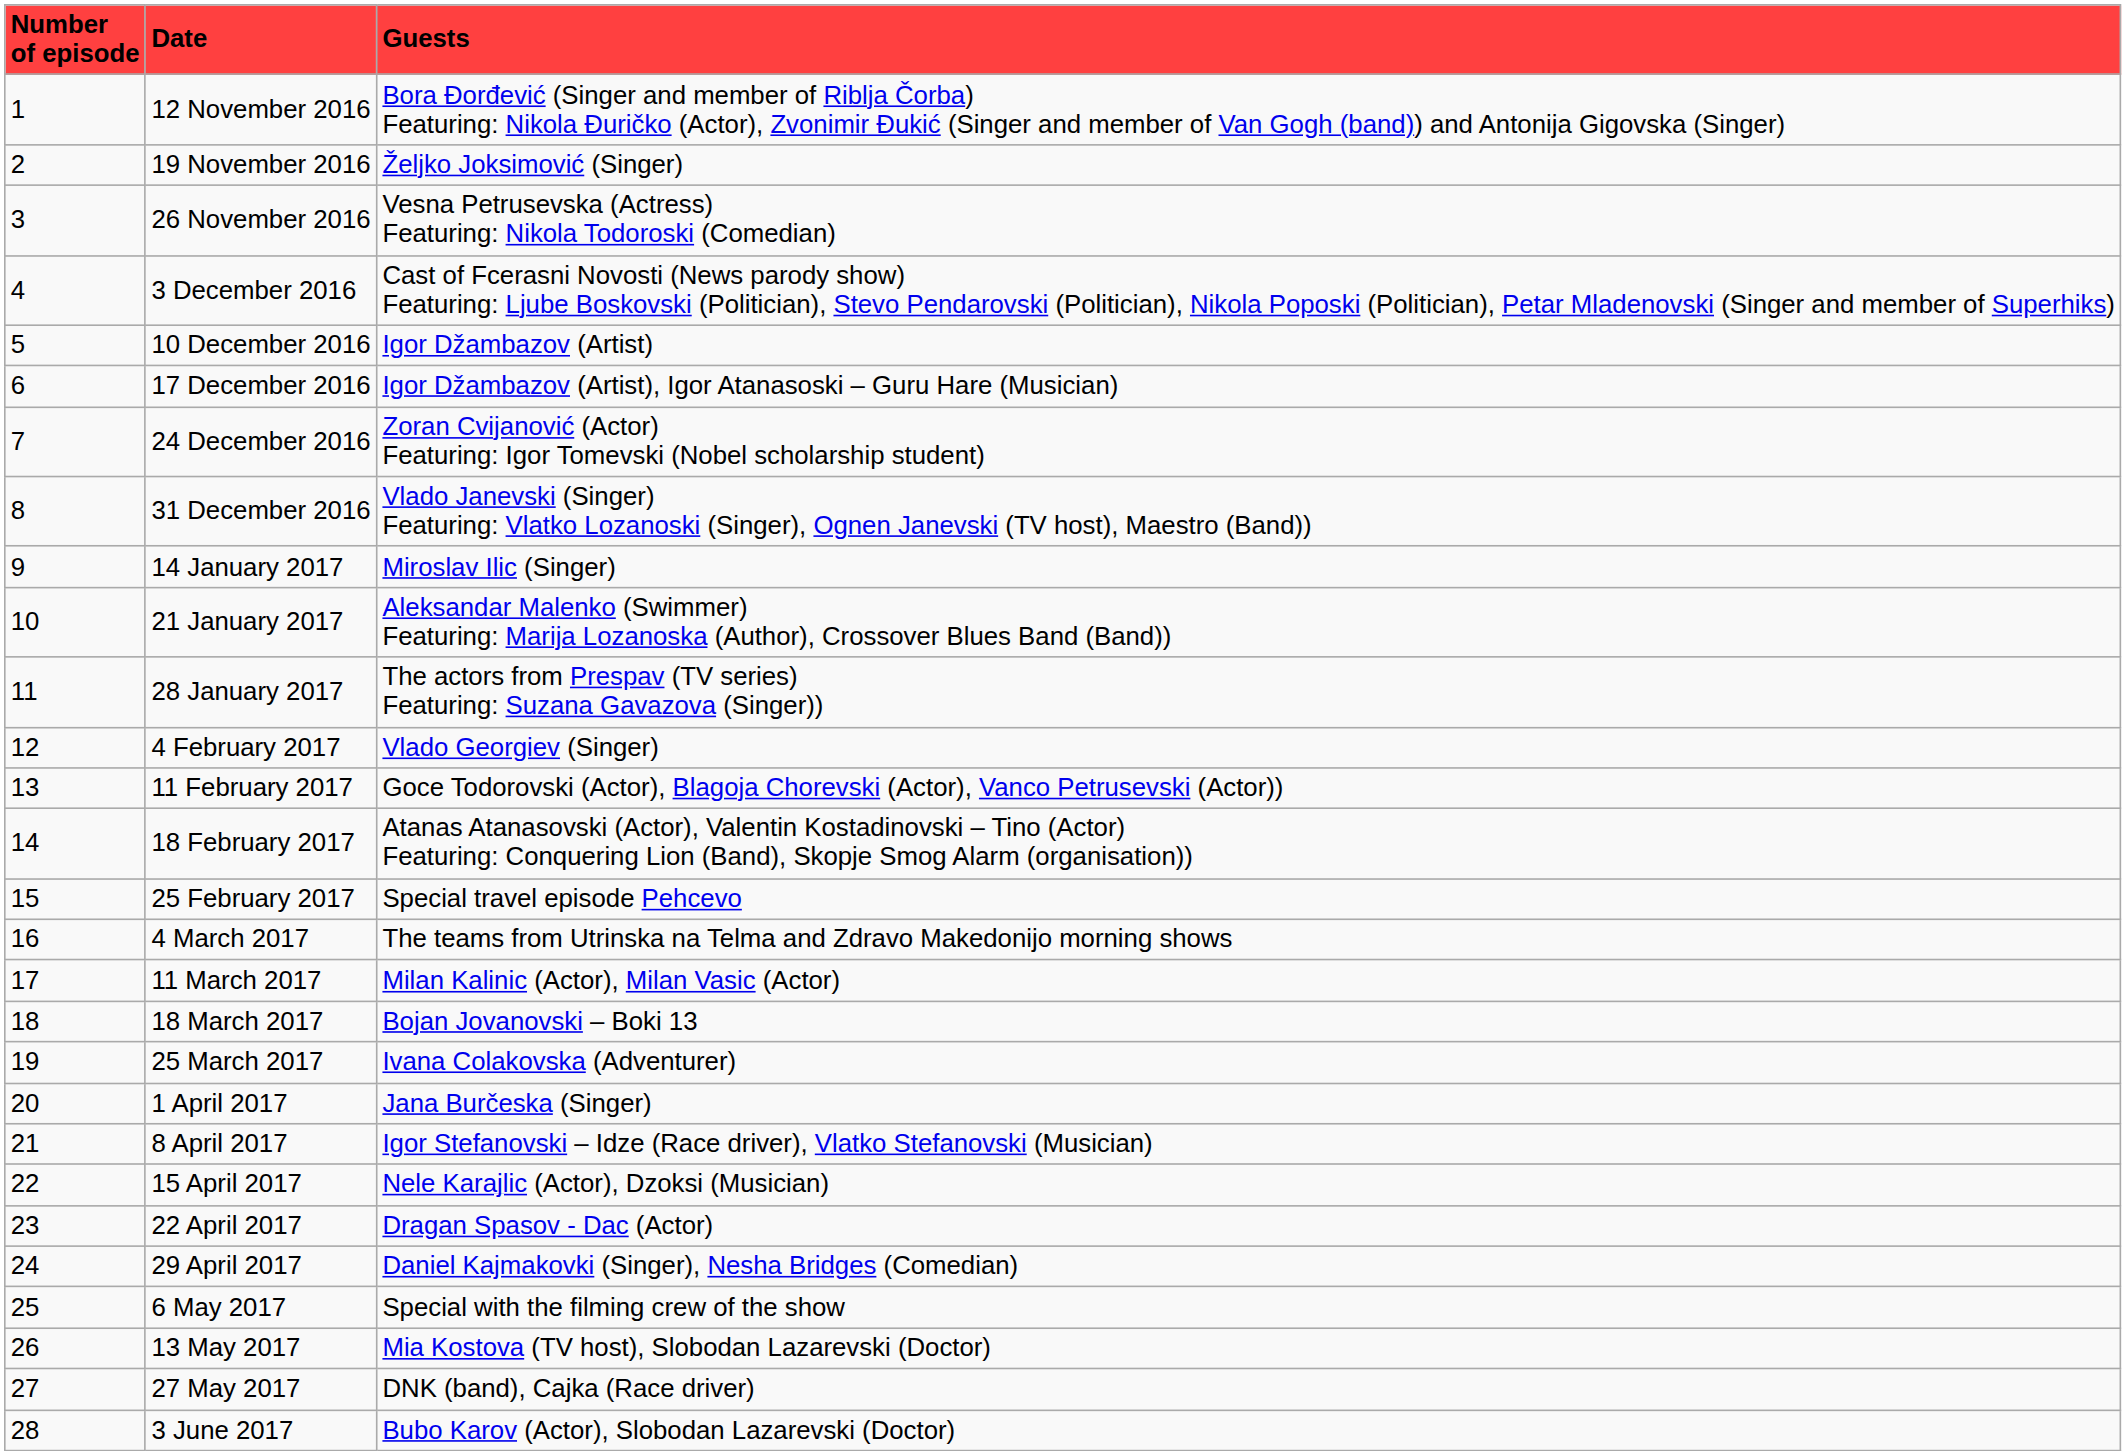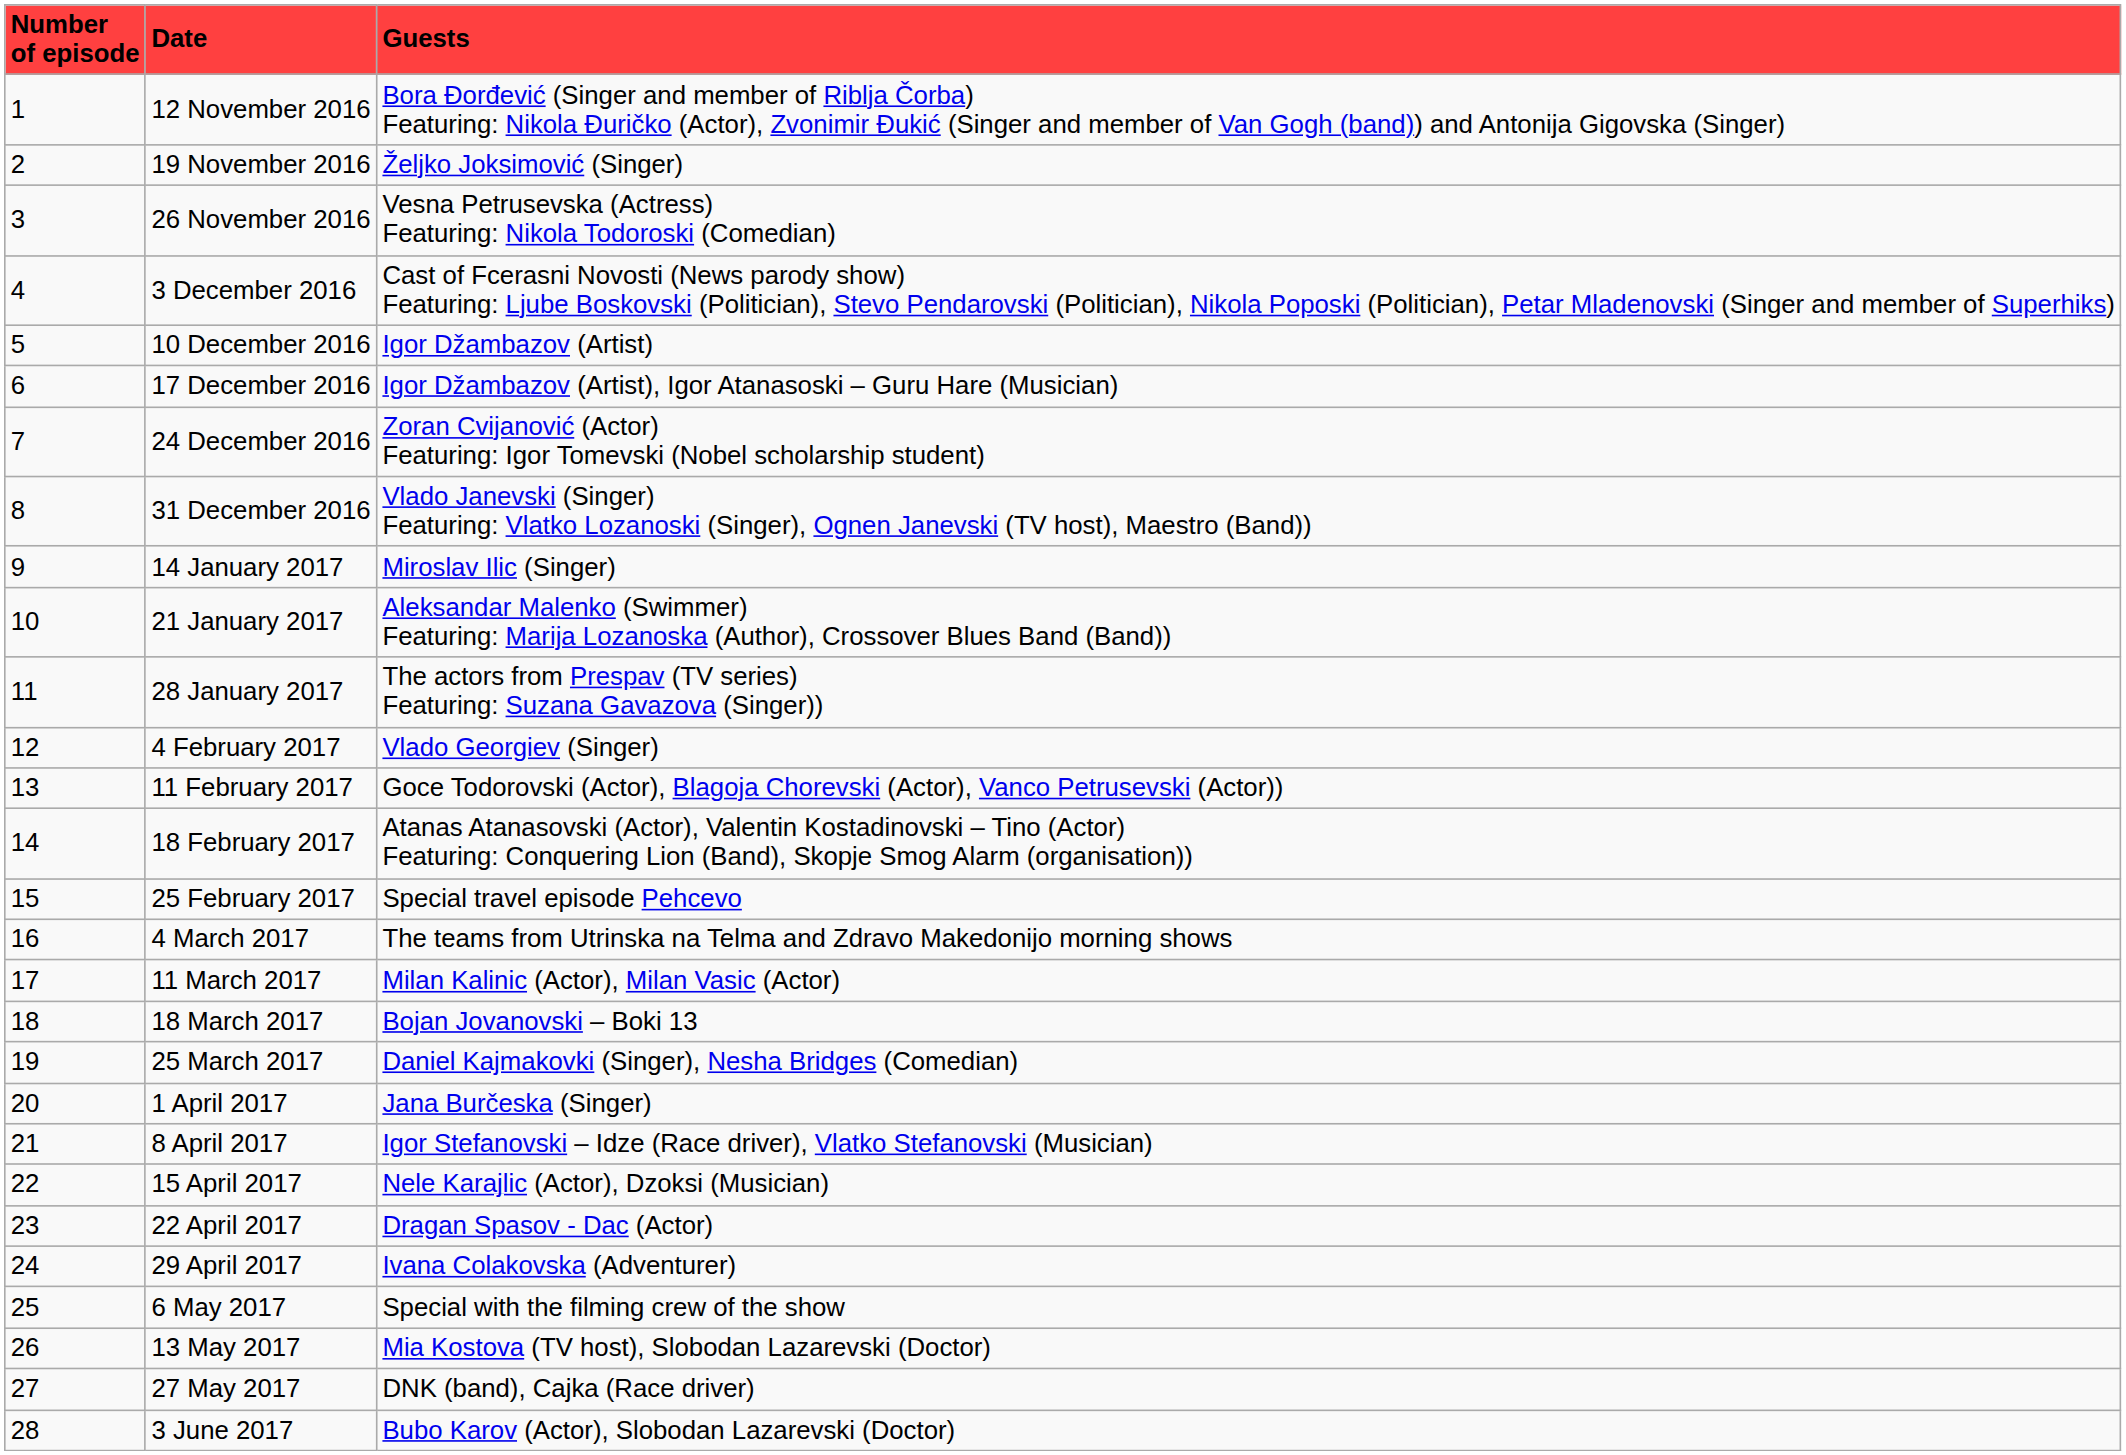(559, 1061) Ivana Colakovska (Adventurer) -> (700, 1061) Daniel Kajmakovki (Singer), Nesha Bridges (Comedian)
(700, 1266) Daniel Kajmakovki (Singer), Nesha Bridges (Comedian) -> (559, 1266) Ivana Colakovska (Adventurer)
